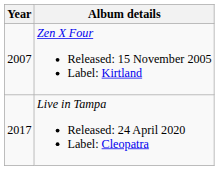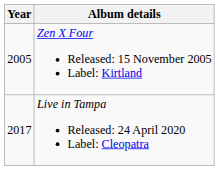(19, 59) 2007 -> (19, 59) 2005
